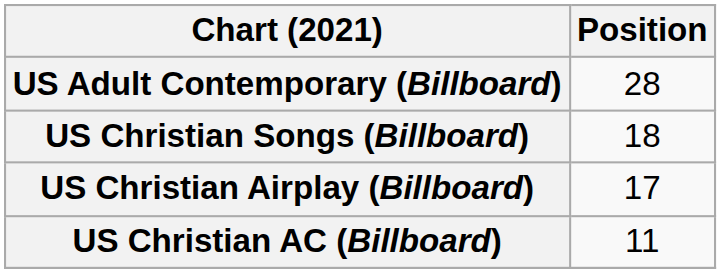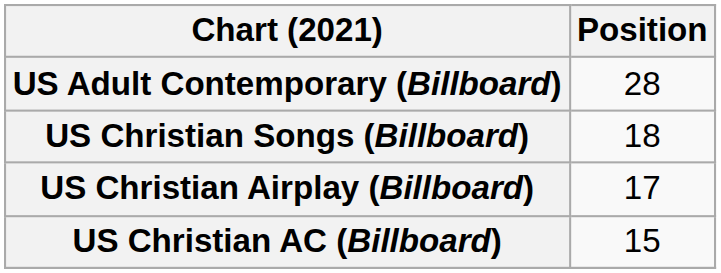(642, 240) 11 -> (642, 240) 15
